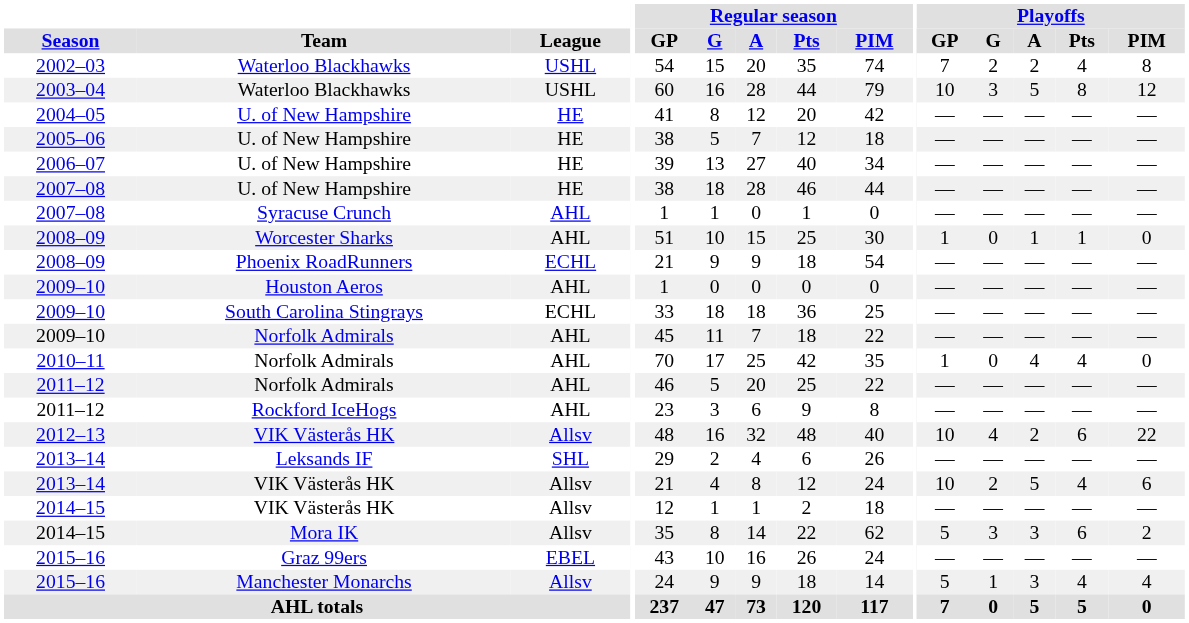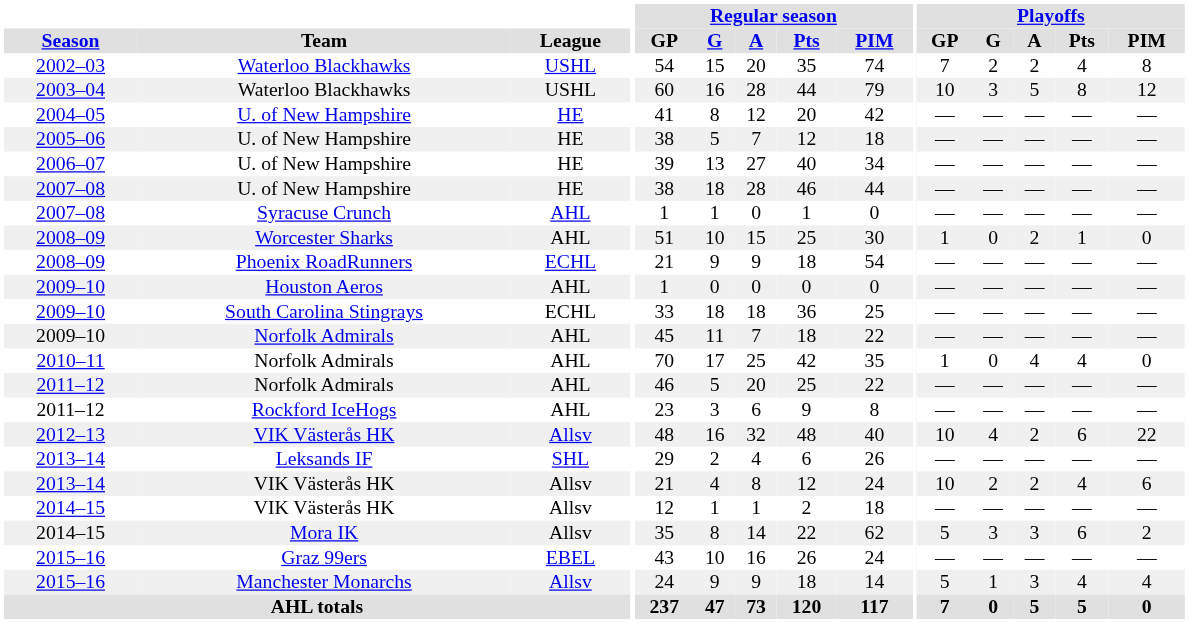(1034, 237) 1 -> (1034, 237) 2
(1034, 483) 5 -> (1034, 483) 2
